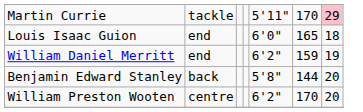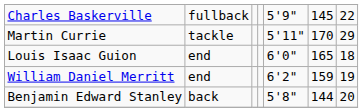+ row: (80, 15)
(332, 15) pink background -> (347, 35) no background
- row: (91, 97)
